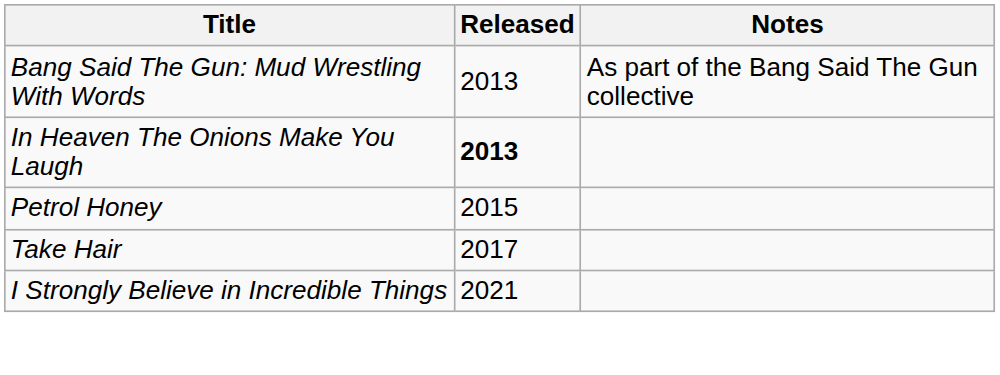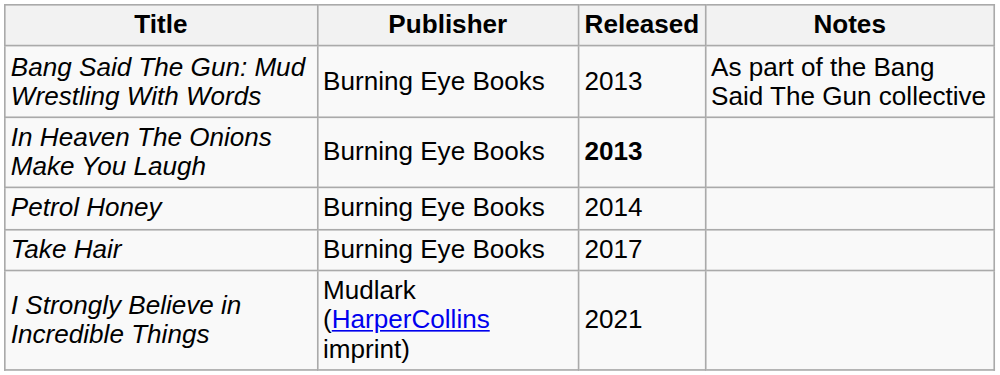+ column: (448, 25)
(489, 207) 2015 -> (614, 207) 2014
